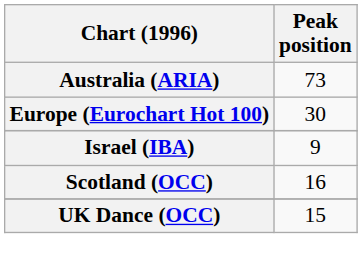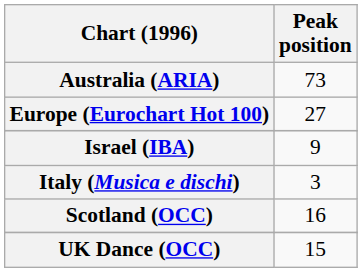(315, 113) 30 -> (315, 113) 27
+ row: (139, 181)
